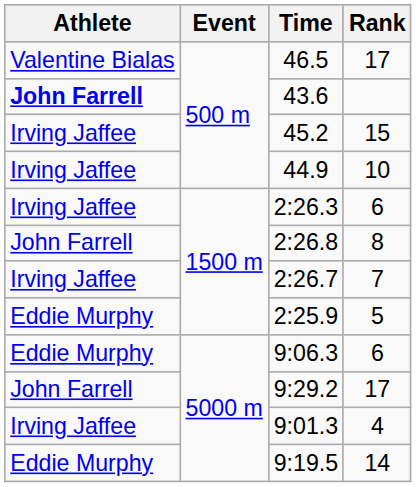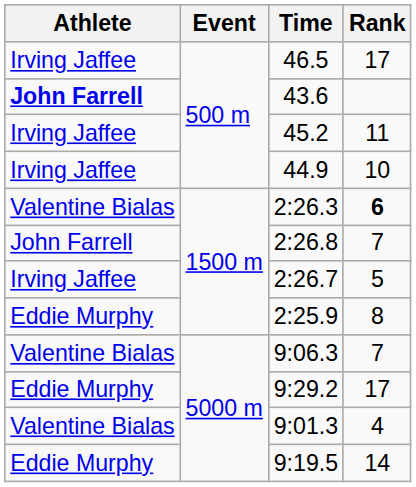(92, 60) Valentine Bialas -> (73, 60) Irving Jaffee
(377, 133) 15 -> (377, 133) 11
(73, 207) Irving Jaffee -> (92, 207) Valentine Bialas
(377, 207) normal -> (377, 207) bold
(377, 243) 8 -> (377, 243) 7
(377, 280) 7 -> (377, 280) 5
(377, 317) 5 -> (377, 317) 8
(82, 353) Eddie Murphy -> (92, 353) Valentine Bialas
(377, 353) 6 -> (377, 353) 7
(71, 390) John Farrell -> (82, 390) Eddie Murphy
(73, 426) Irving Jaffee -> (92, 426) Valentine Bialas
